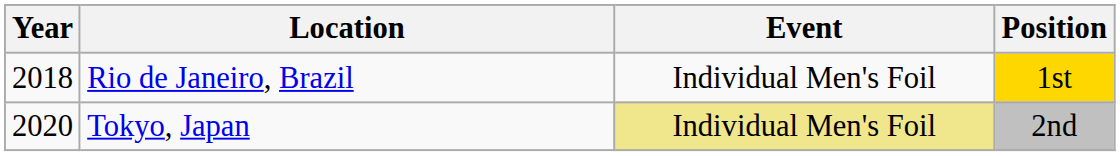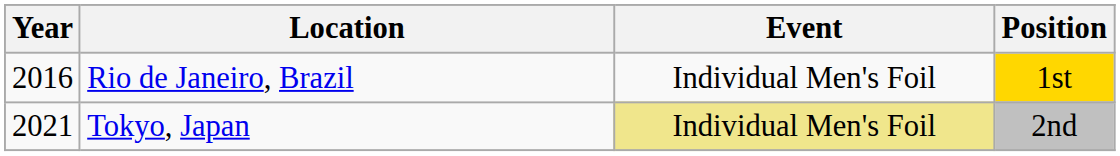(43, 77) 2018 -> (43, 77) 2016
(43, 125) 2020 -> (43, 125) 2021
